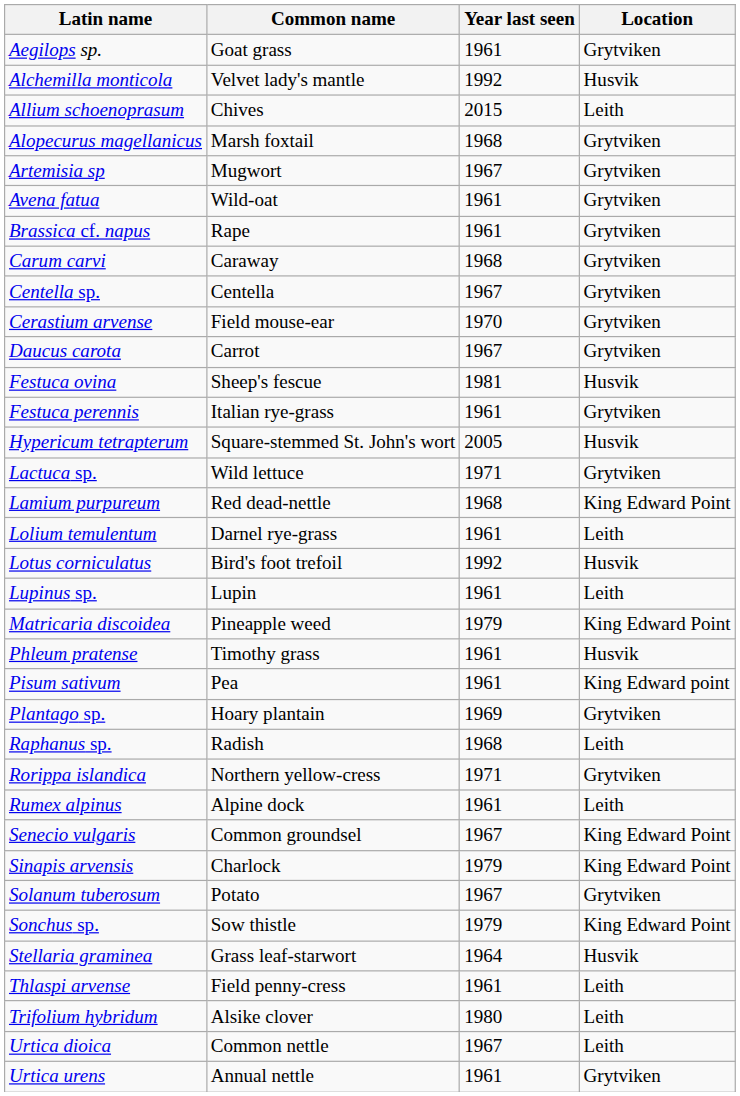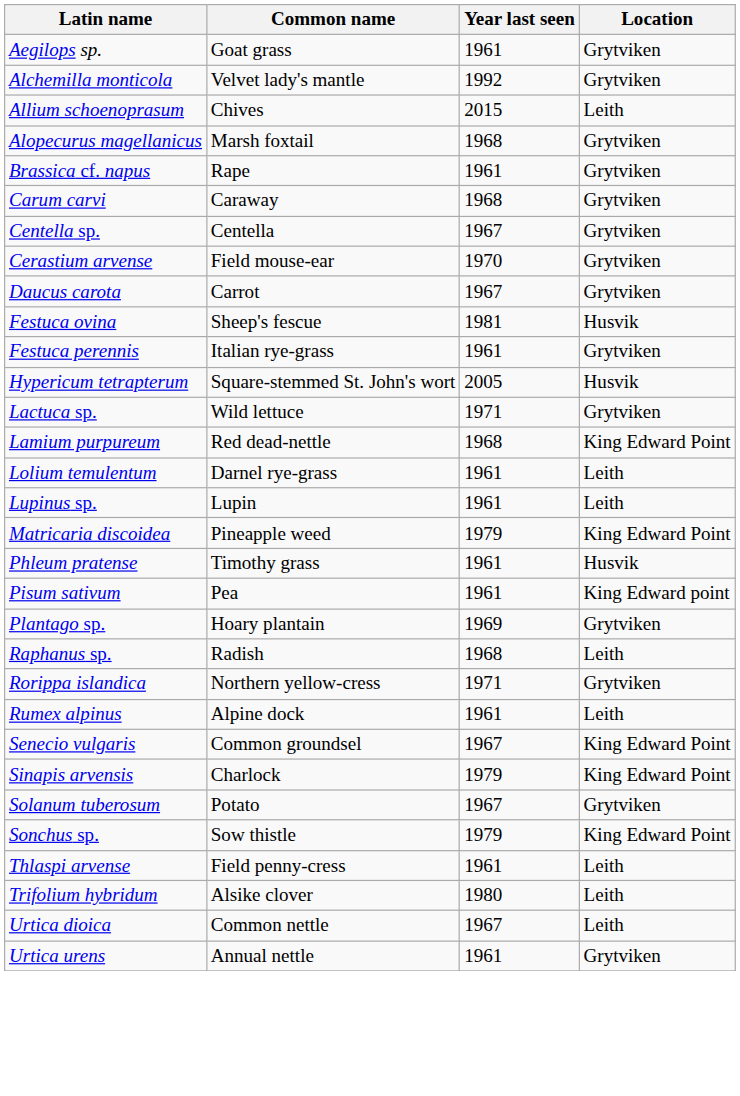(611, 79) Husvik -> (622, 79) Grytviken
- row: (57, 170)
- row: (54, 200)
- row: (80, 563)
- row: (81, 955)
